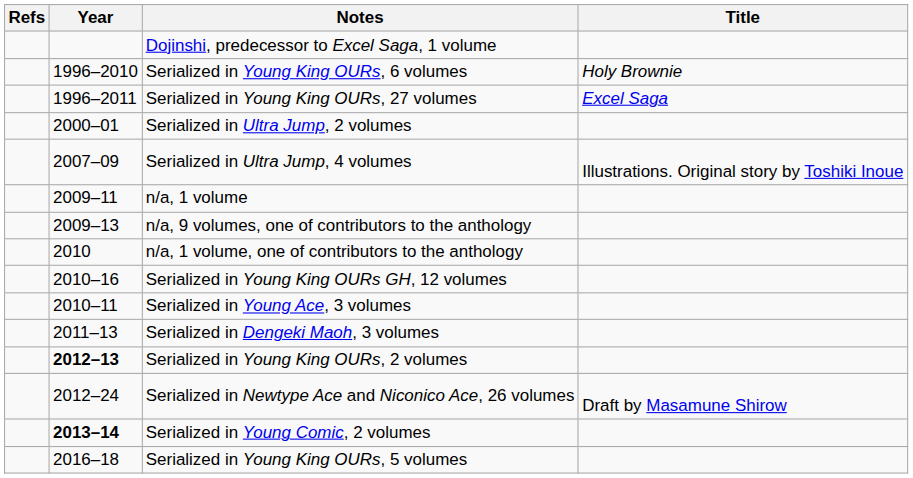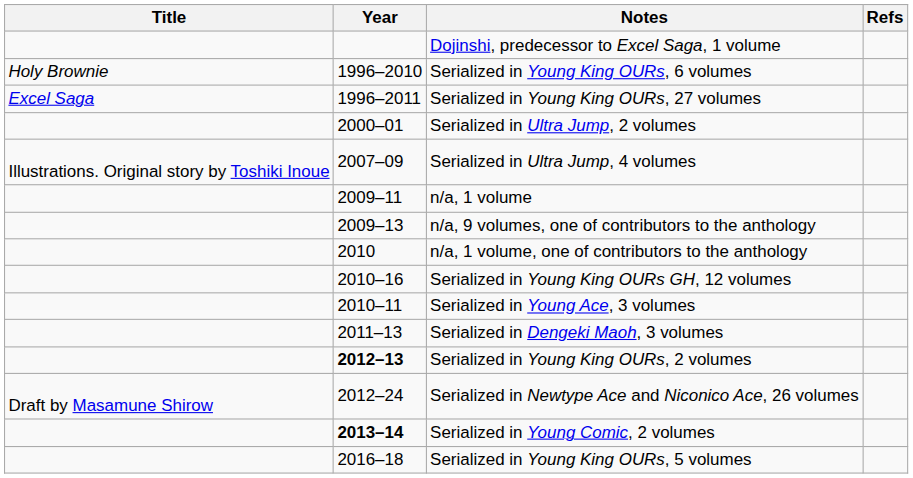columns swapped: (743, 17) <-> (27, 17)
